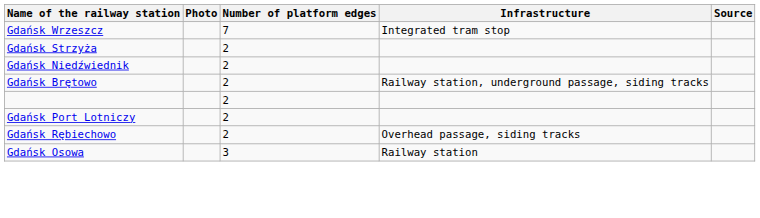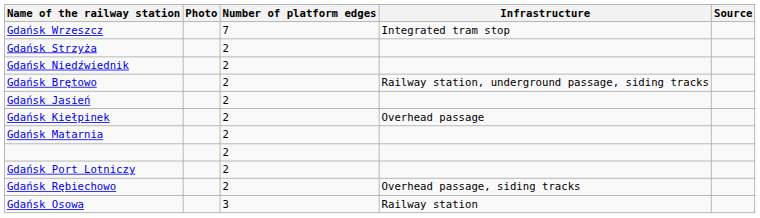+ row: (49, 100)
+ row: (58, 117)
+ row: (55, 135)
